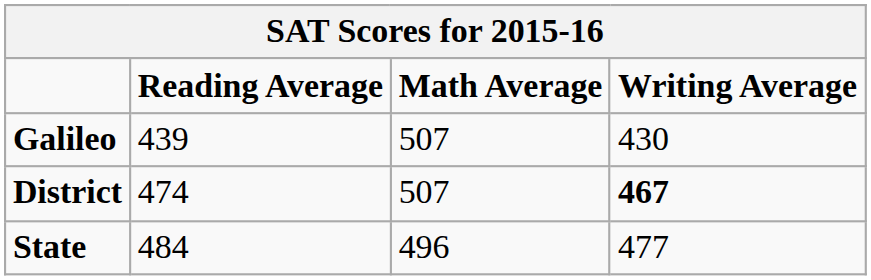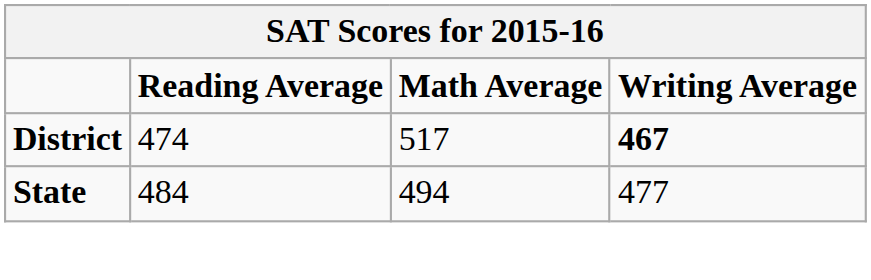- row: (65, 138)
(424, 192) 507 -> (424, 138) 517
(424, 246) 496 -> (424, 192) 494
